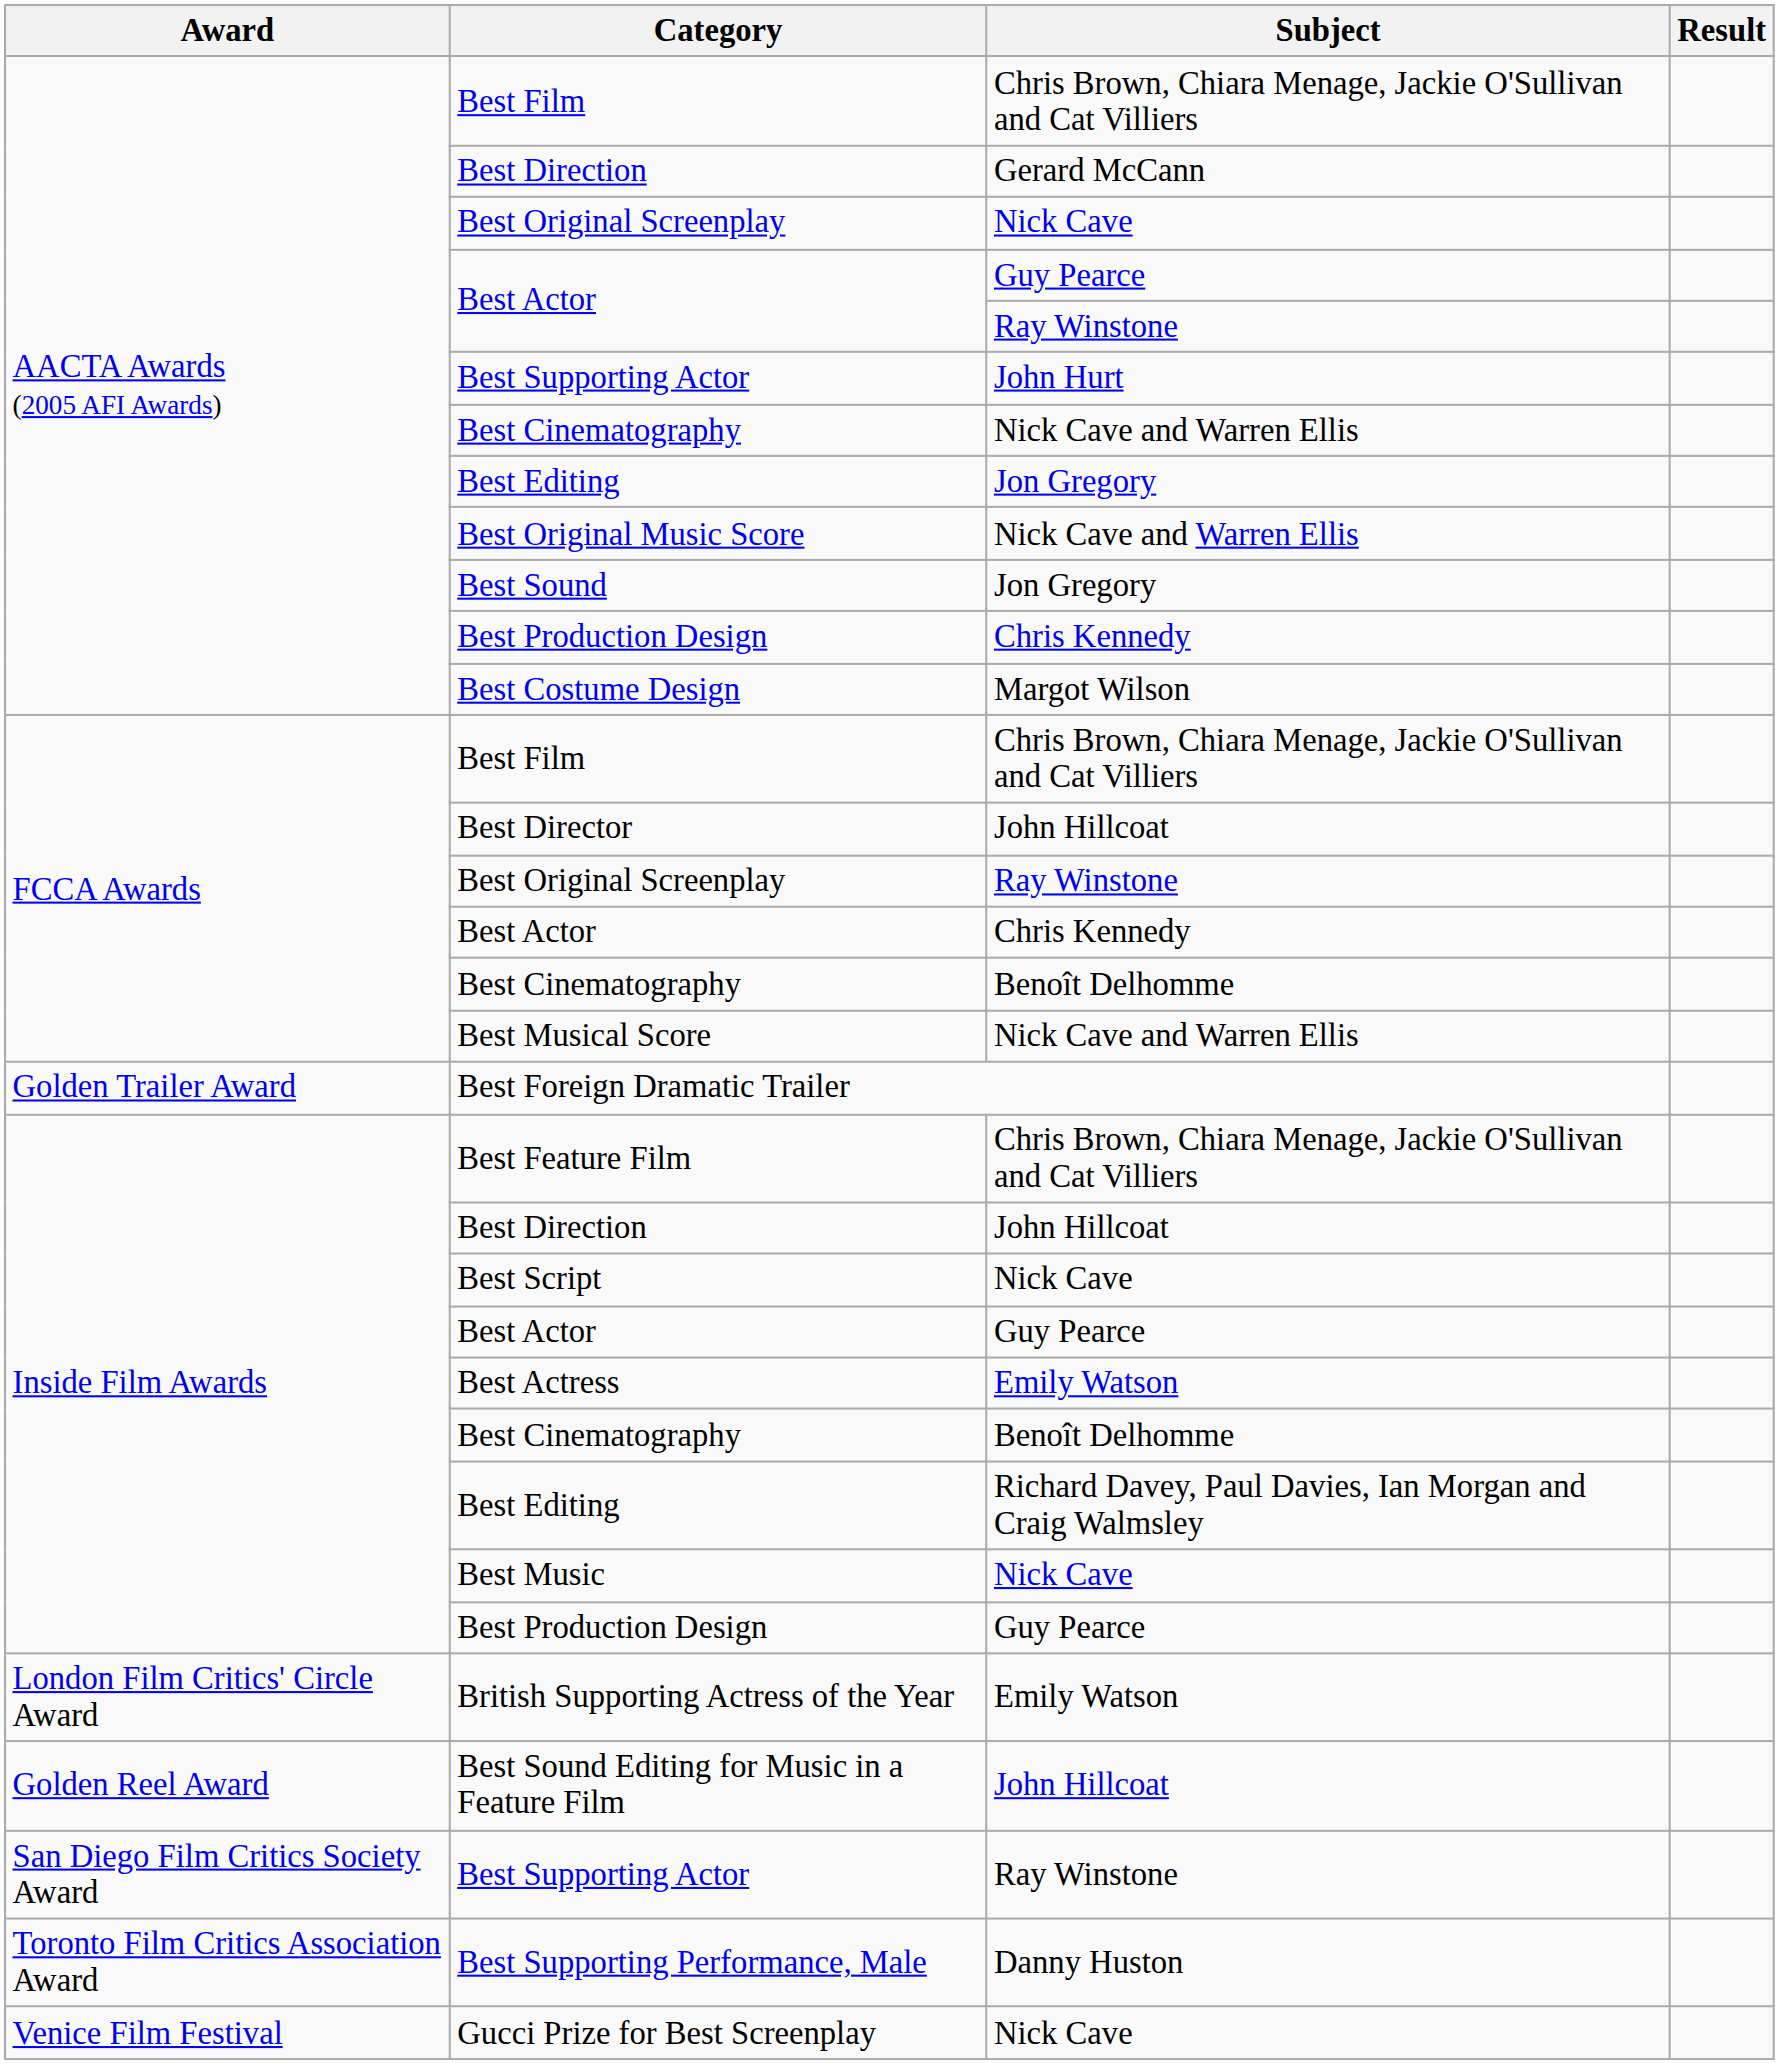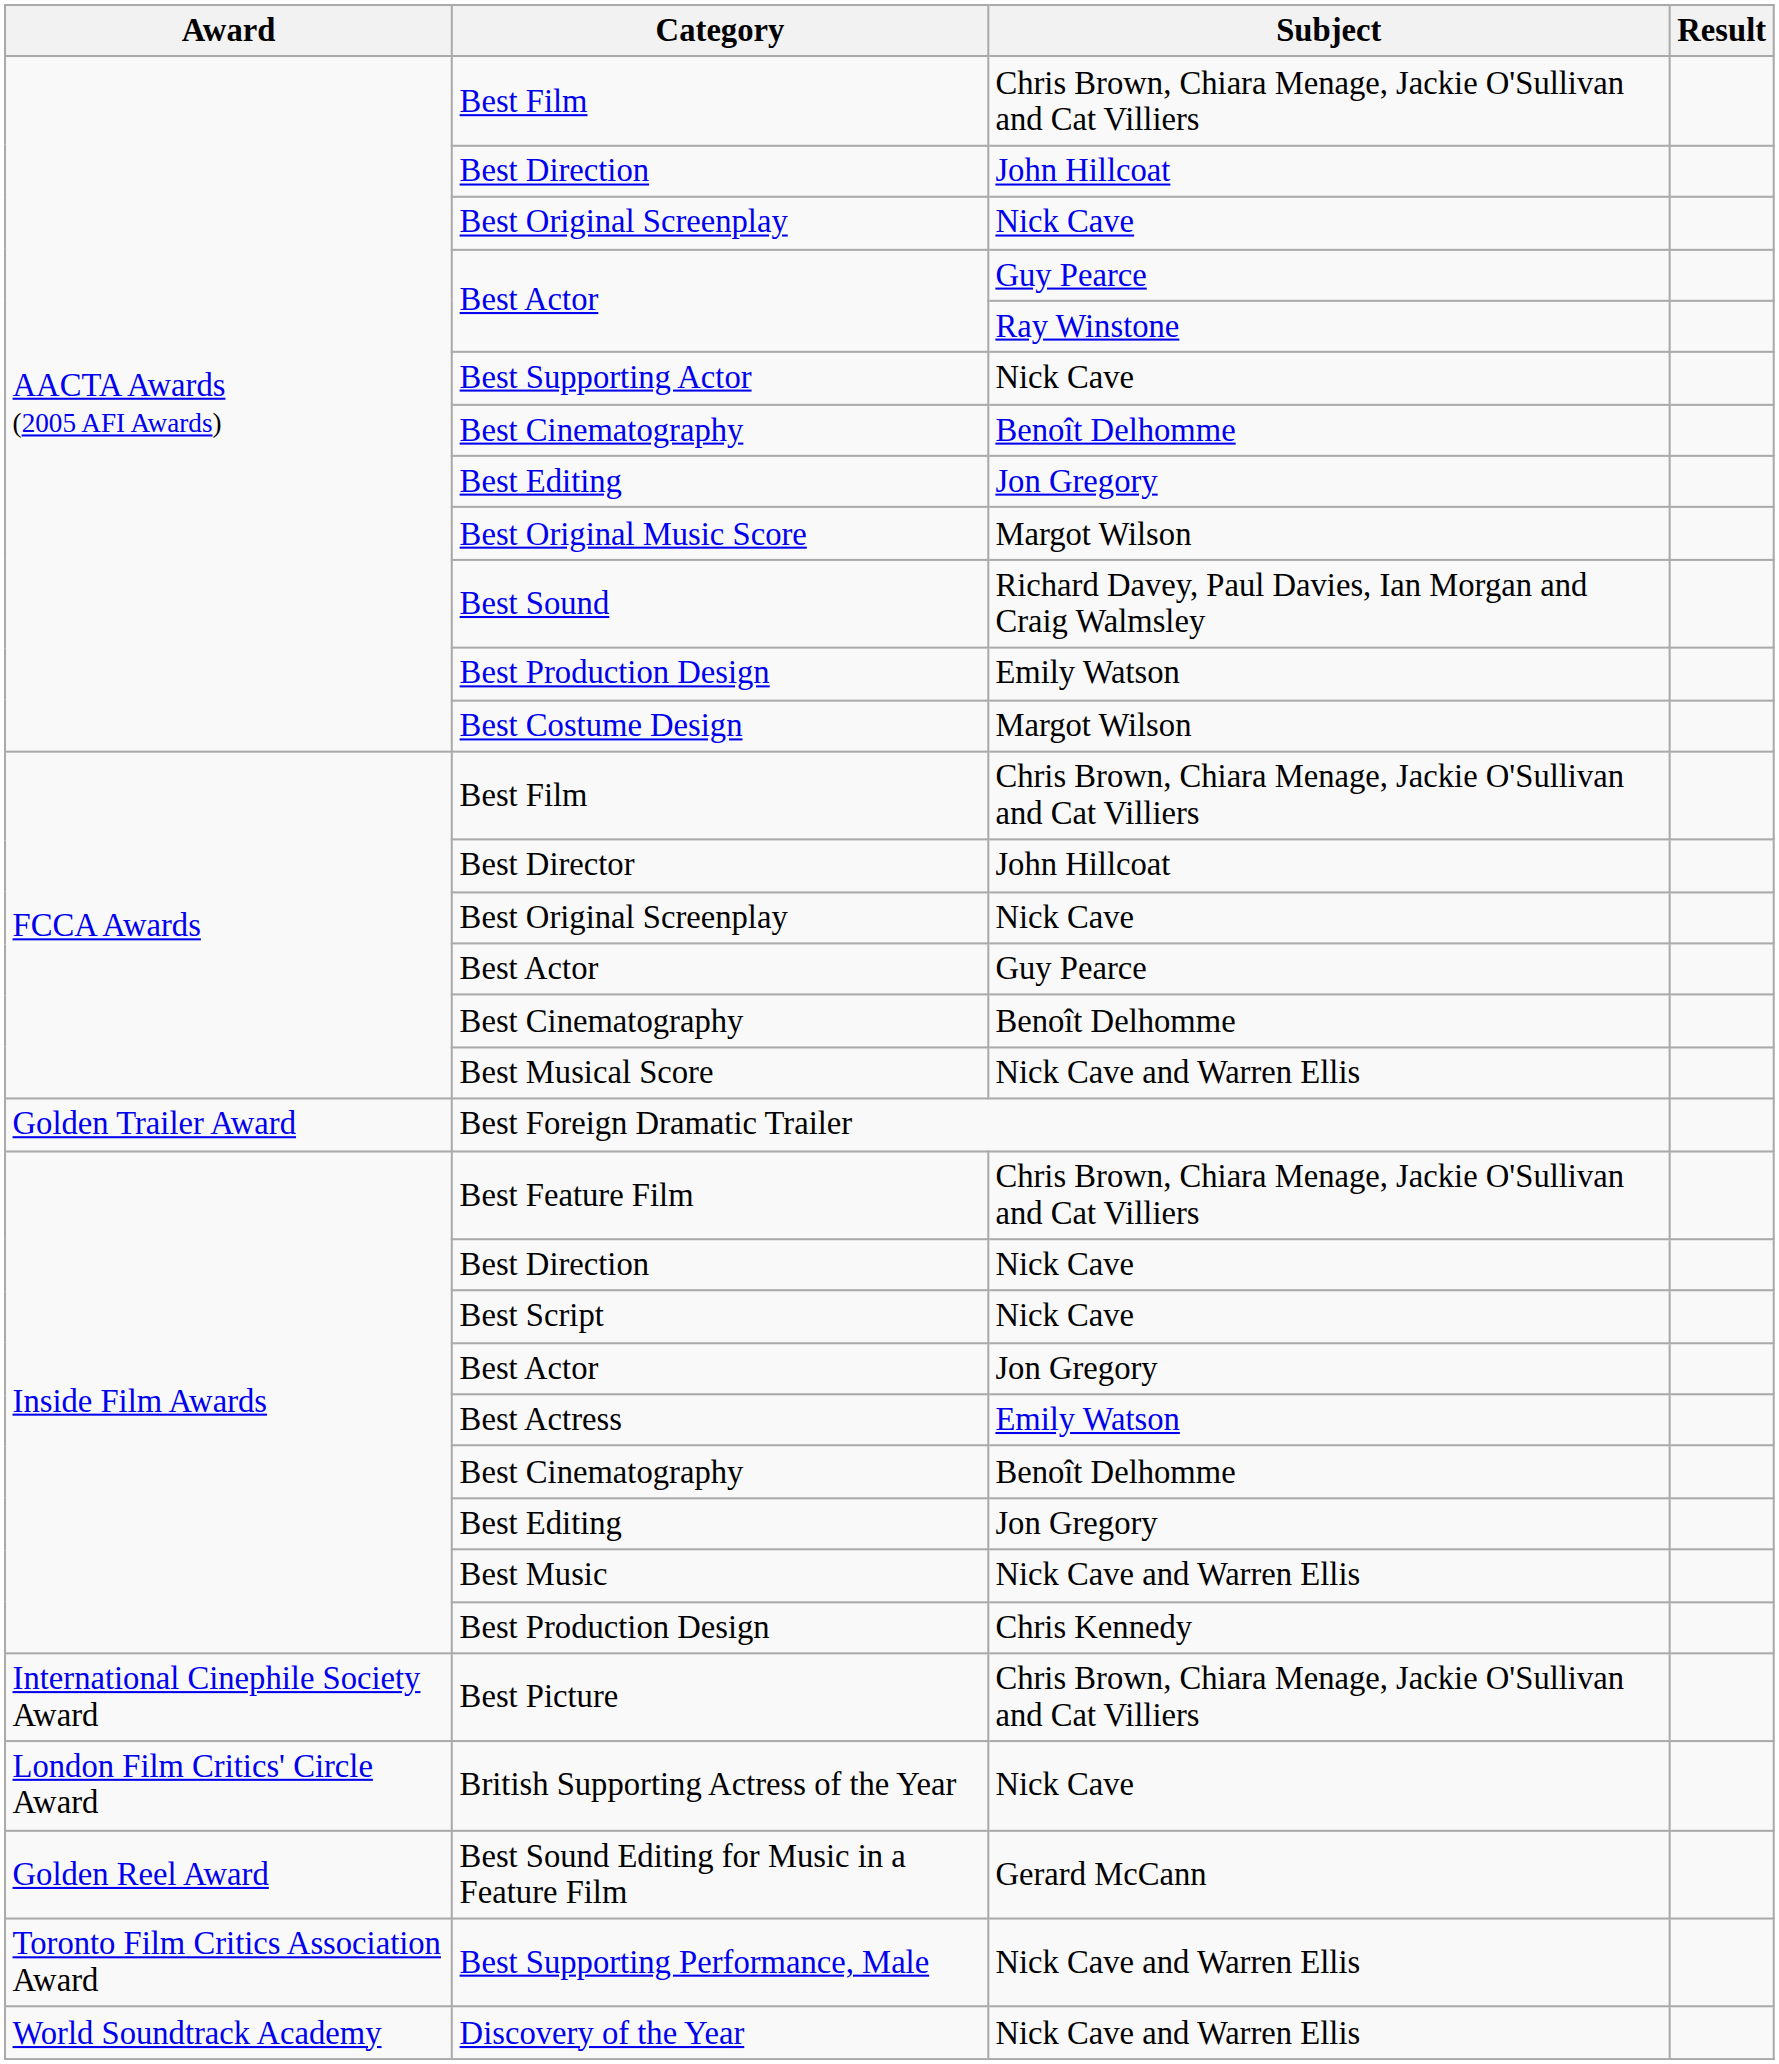(1100, 170) Gerard McCann -> (1083, 170) John Hillcoat
(1059, 377) John Hurt -> (1065, 377) Nick Cave
(1176, 429) Nick Cave and Warren Ellis -> (1116, 429) Benoît Delhomme
(1176, 532) Nick Cave and Warren Ellis -> (1093, 532) Margot Wilson
(1075, 584) Jon Gregory -> (1291, 603) Richard Davey, Paul Davies, Ian Morgan and Craig Walmsley
(1092, 636) Chris Kennedy -> (1088, 673) Emily Watson
(1086, 880) Ray Winstone -> (1065, 917) Nick Cave
(1092, 932) Chris Kennedy -> (1071, 968) Guy Pearce
(1081, 1227) John Hillcoat -> (1065, 1264) Nick Cave
(1070, 1331) Guy Pearce -> (1077, 1367) Jon Gregory
(1290, 1504) Richard Davey, Paul Davies, Ian Morgan and Craig Walmsley -> (1077, 1523) Jon Gregory
(1063, 1574) Nick Cave -> (1178, 1574) Nick Cave and Warren Ellis
(1070, 1626) Guy Pearce -> (1094, 1626) Chris Kennedy
+ row: (216, 1696)
(1086, 1696) Emily Watson -> (1065, 1785) Nick Cave
(1081, 1785) John Hillcoat -> (1101, 1873) Gerard McCann
- row: (217, 1873)
(1089, 1962) Danny Huston -> (1178, 1962) Nick Cave and Warren Ellis
- row: (148, 2032)
+ row: (197, 2032)
